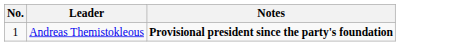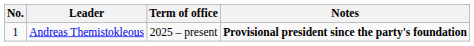+ column: (184, 13)
